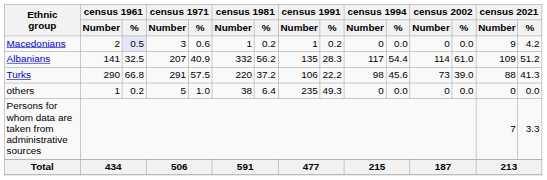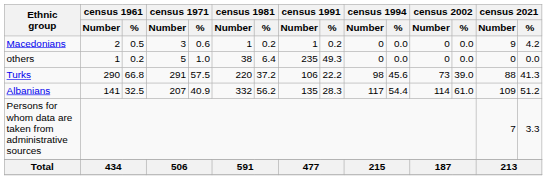(137, 43) lavender background -> (137, 43) no background
rows swapped: (28, 59) <-> (20, 91)
